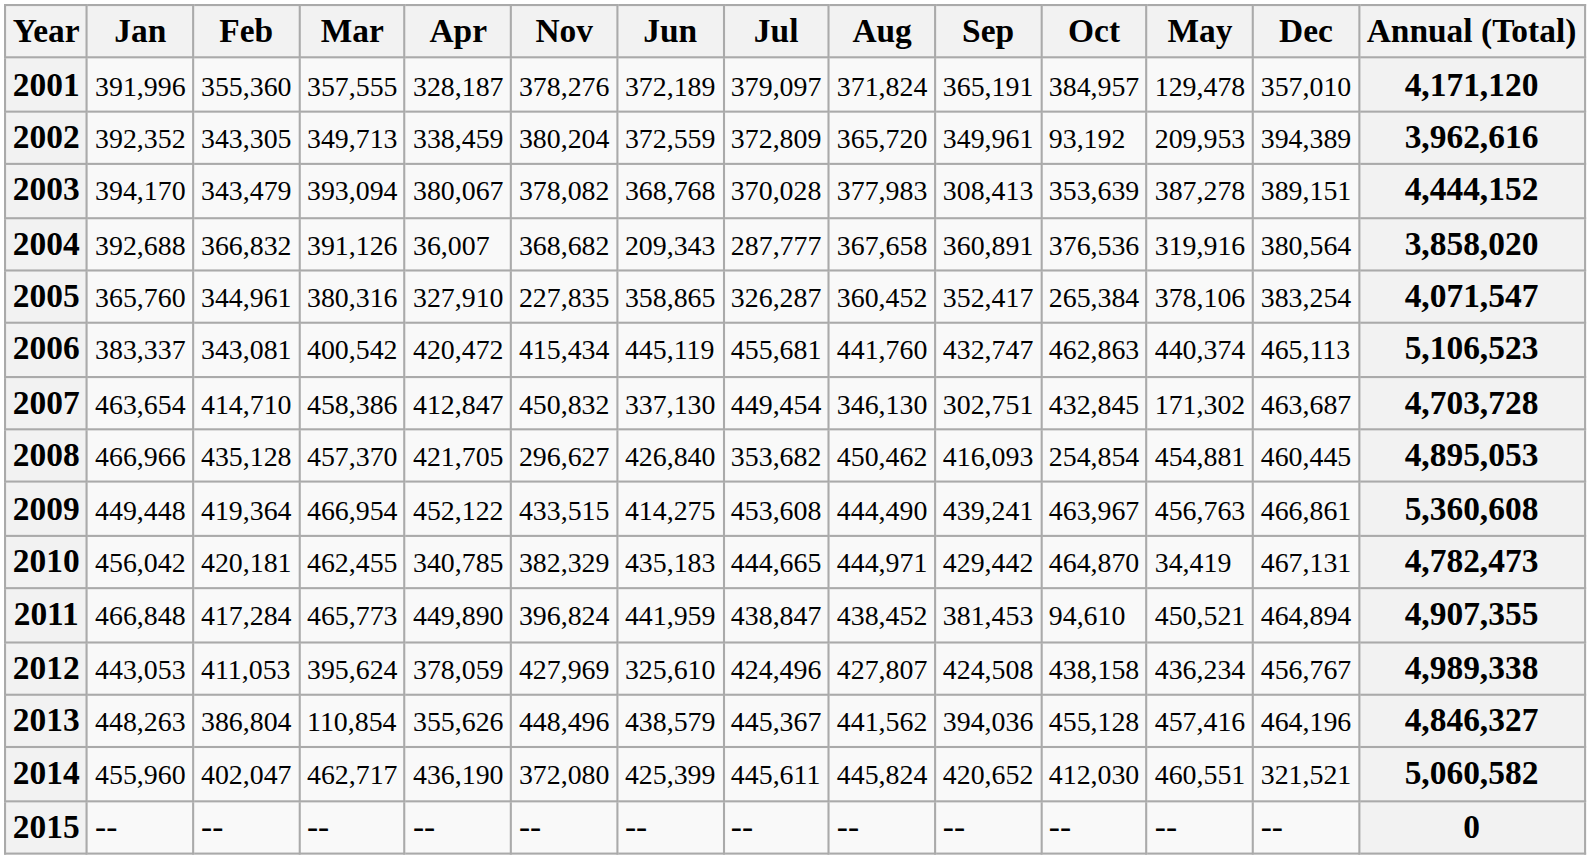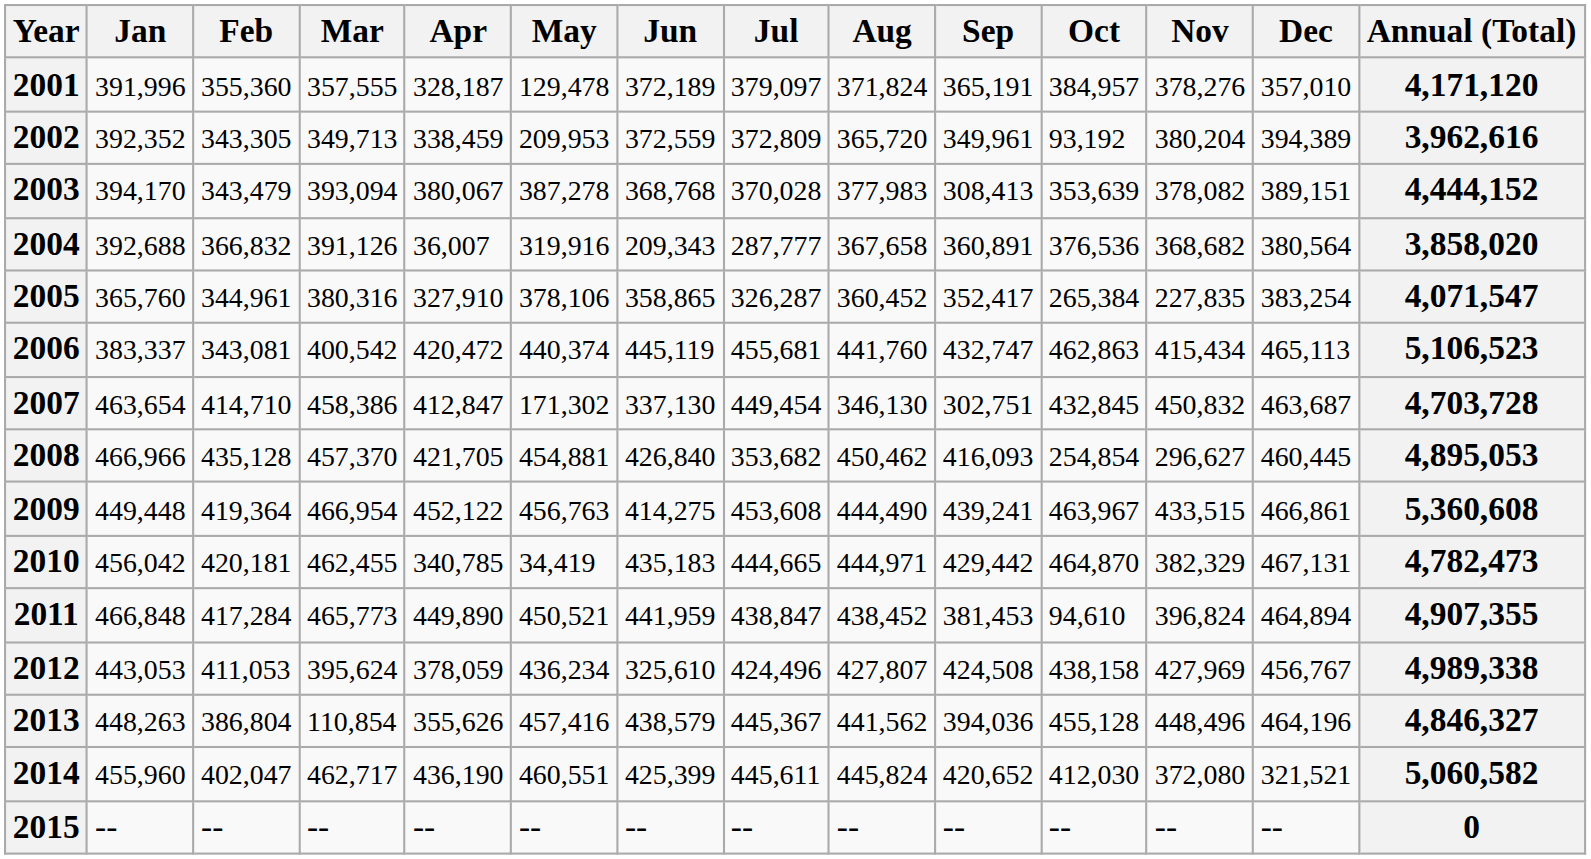columns swapped: (1200, 31) <-> (564, 31)
